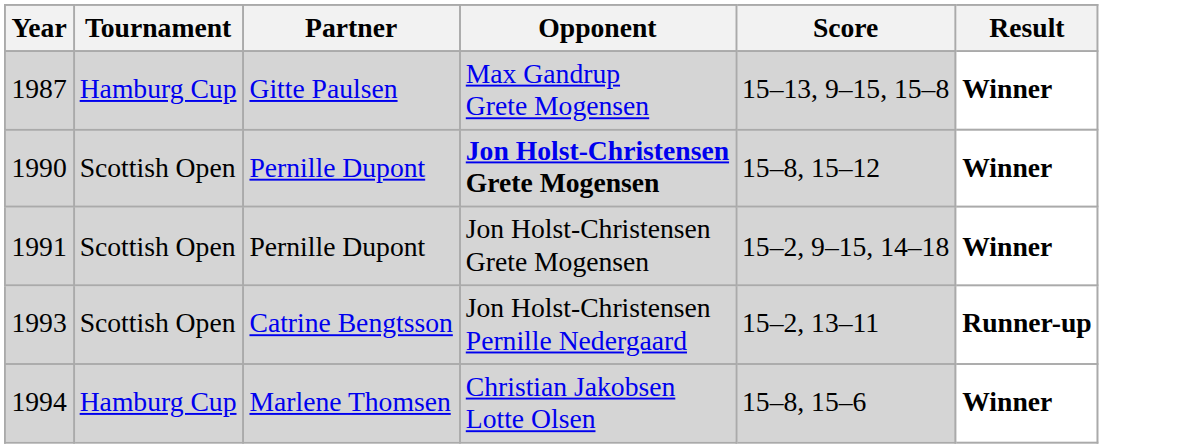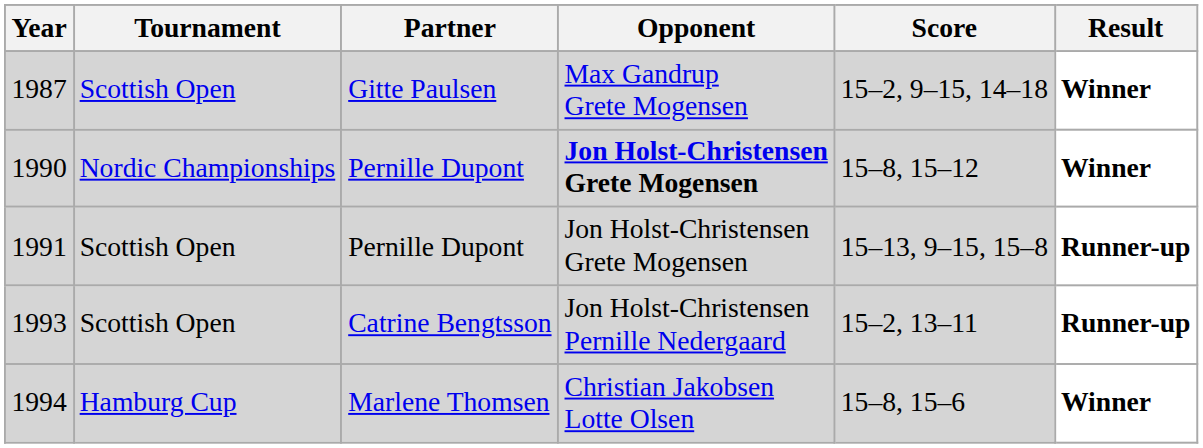(158, 89) Hamburg Cup -> (158, 89) Scottish Open
(846, 89) 15–13, 9–15, 15–8 -> (944, 89) 15–2, 9–15, 14–18
(158, 167) Scottish Open -> (207, 167) Nordic Championships
(846, 246) 15–2, 9–15, 14–18 -> (944, 246) 15–13, 9–15, 15–8
(1007, 246) Winner -> (1126, 246) Runner-up
